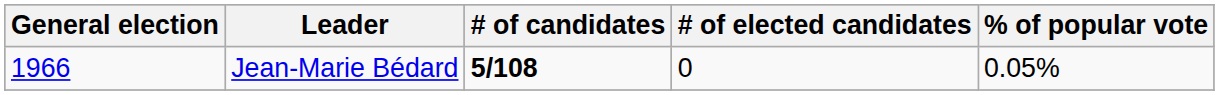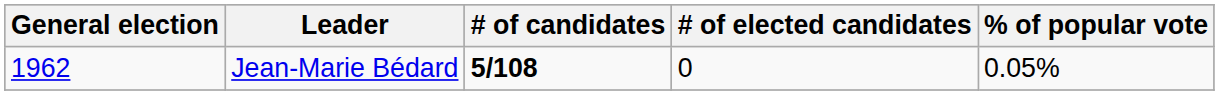(41, 68) 1966 -> (41, 68) 1962
